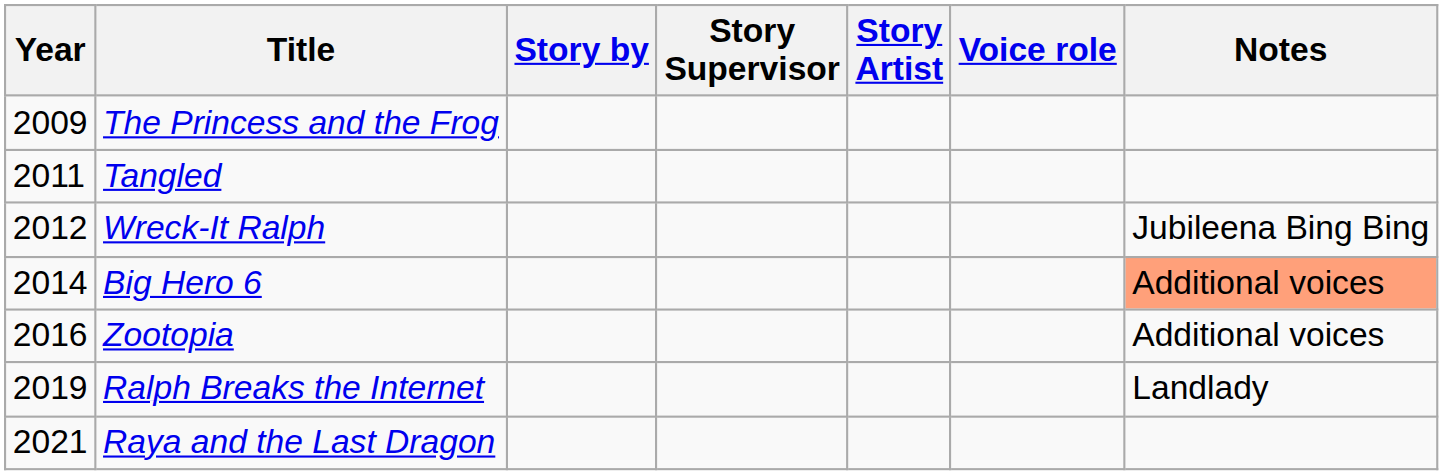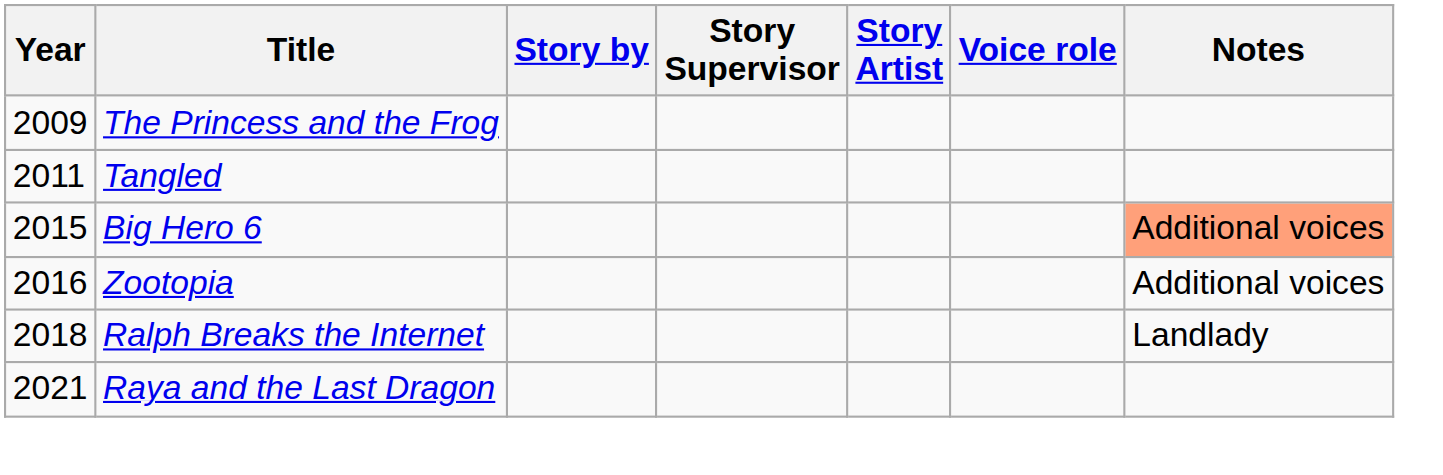- row: (214, 228)
(50, 282) 2014 -> (50, 228) 2015
(50, 388) 2019 -> (50, 335) 2018
